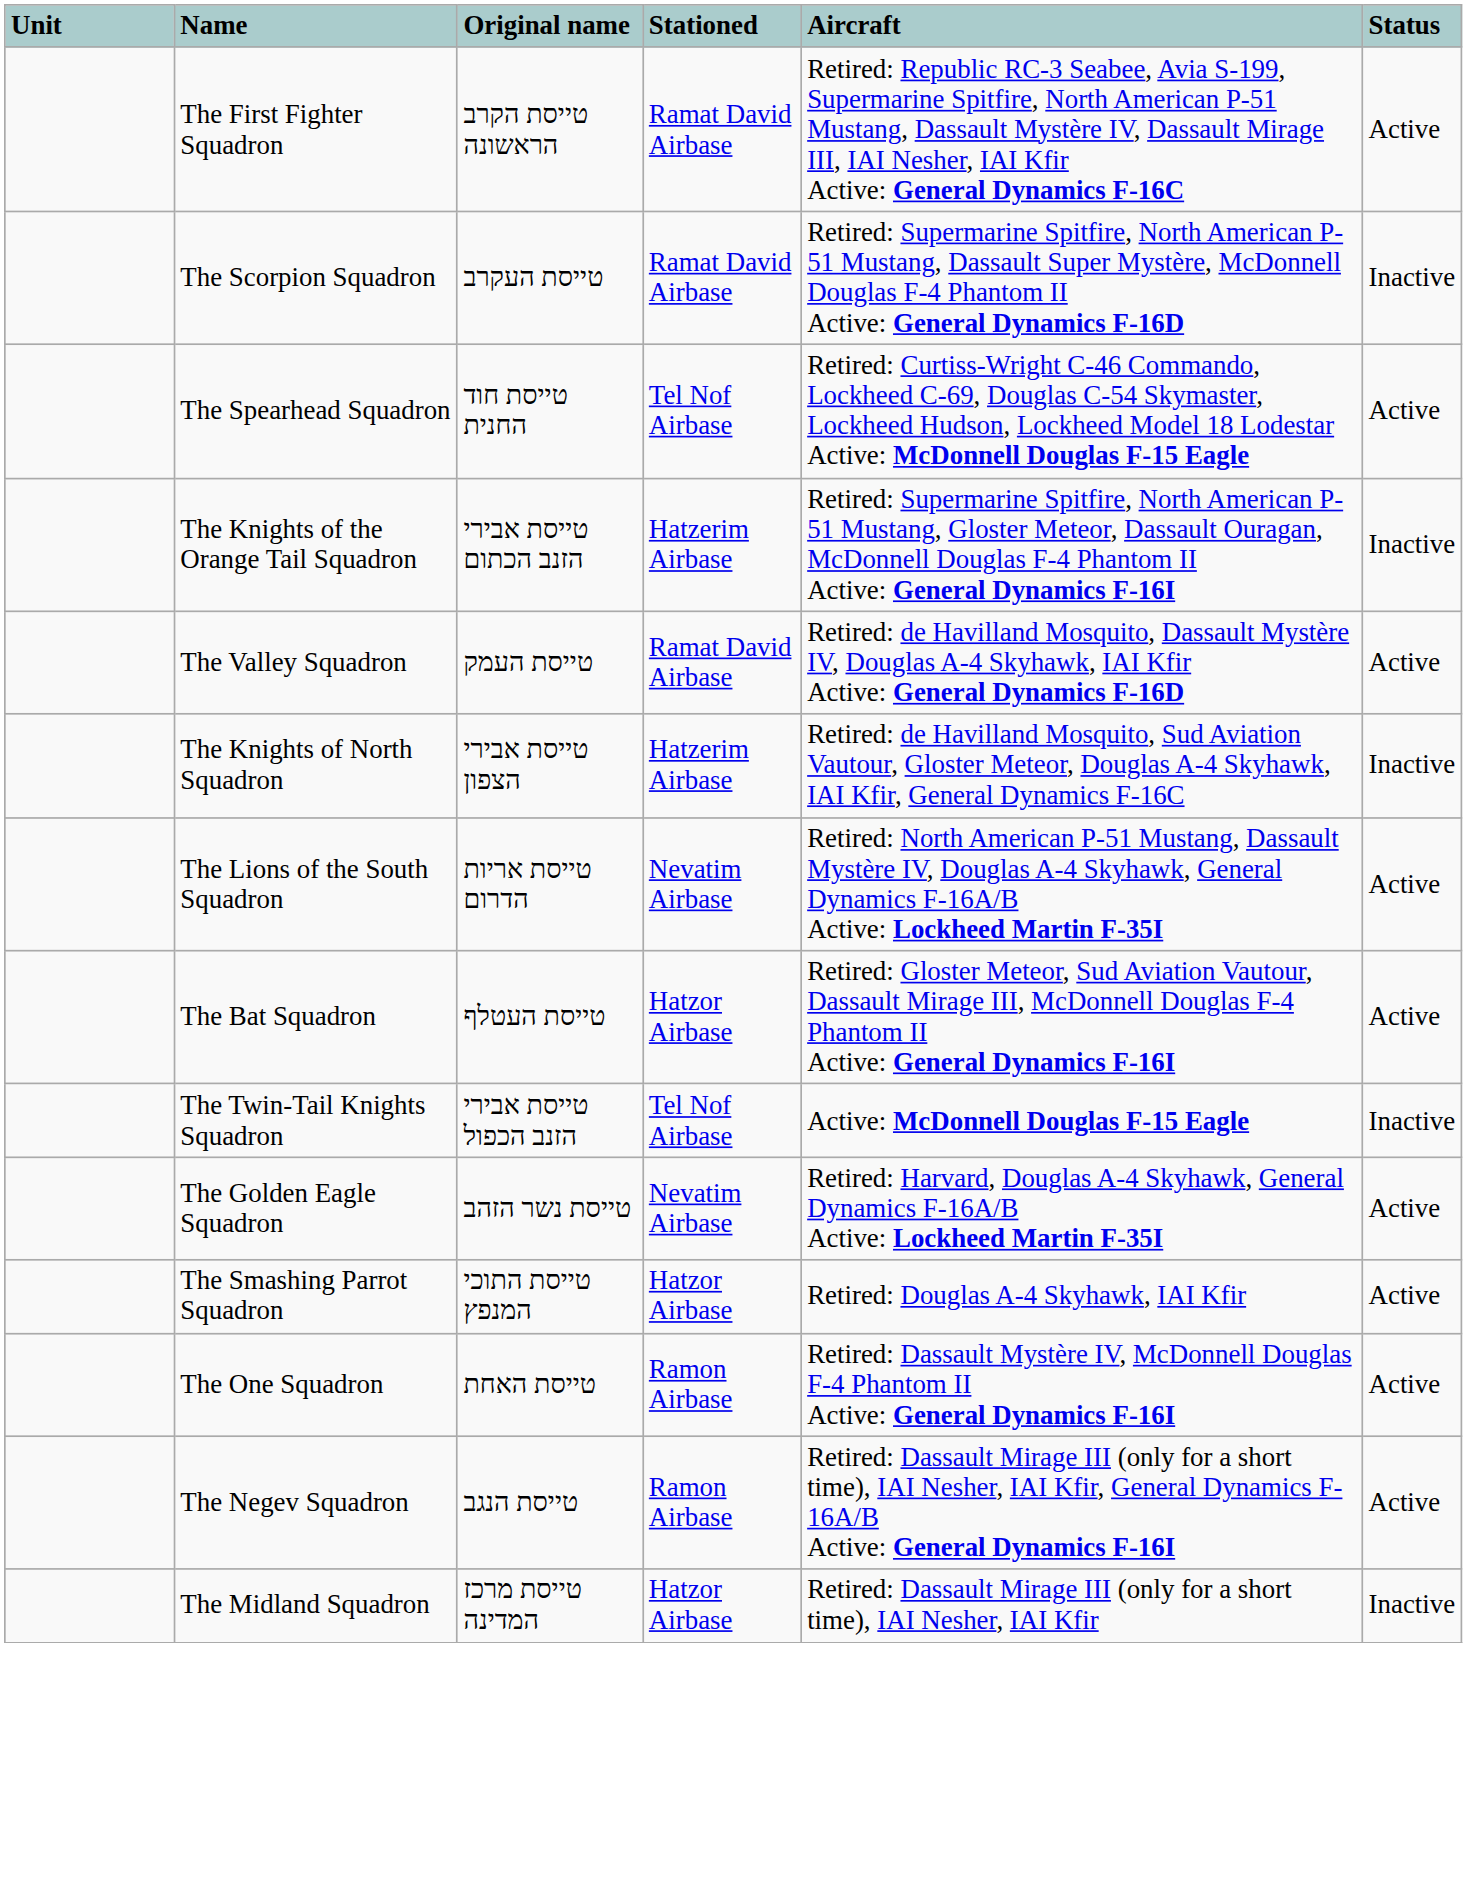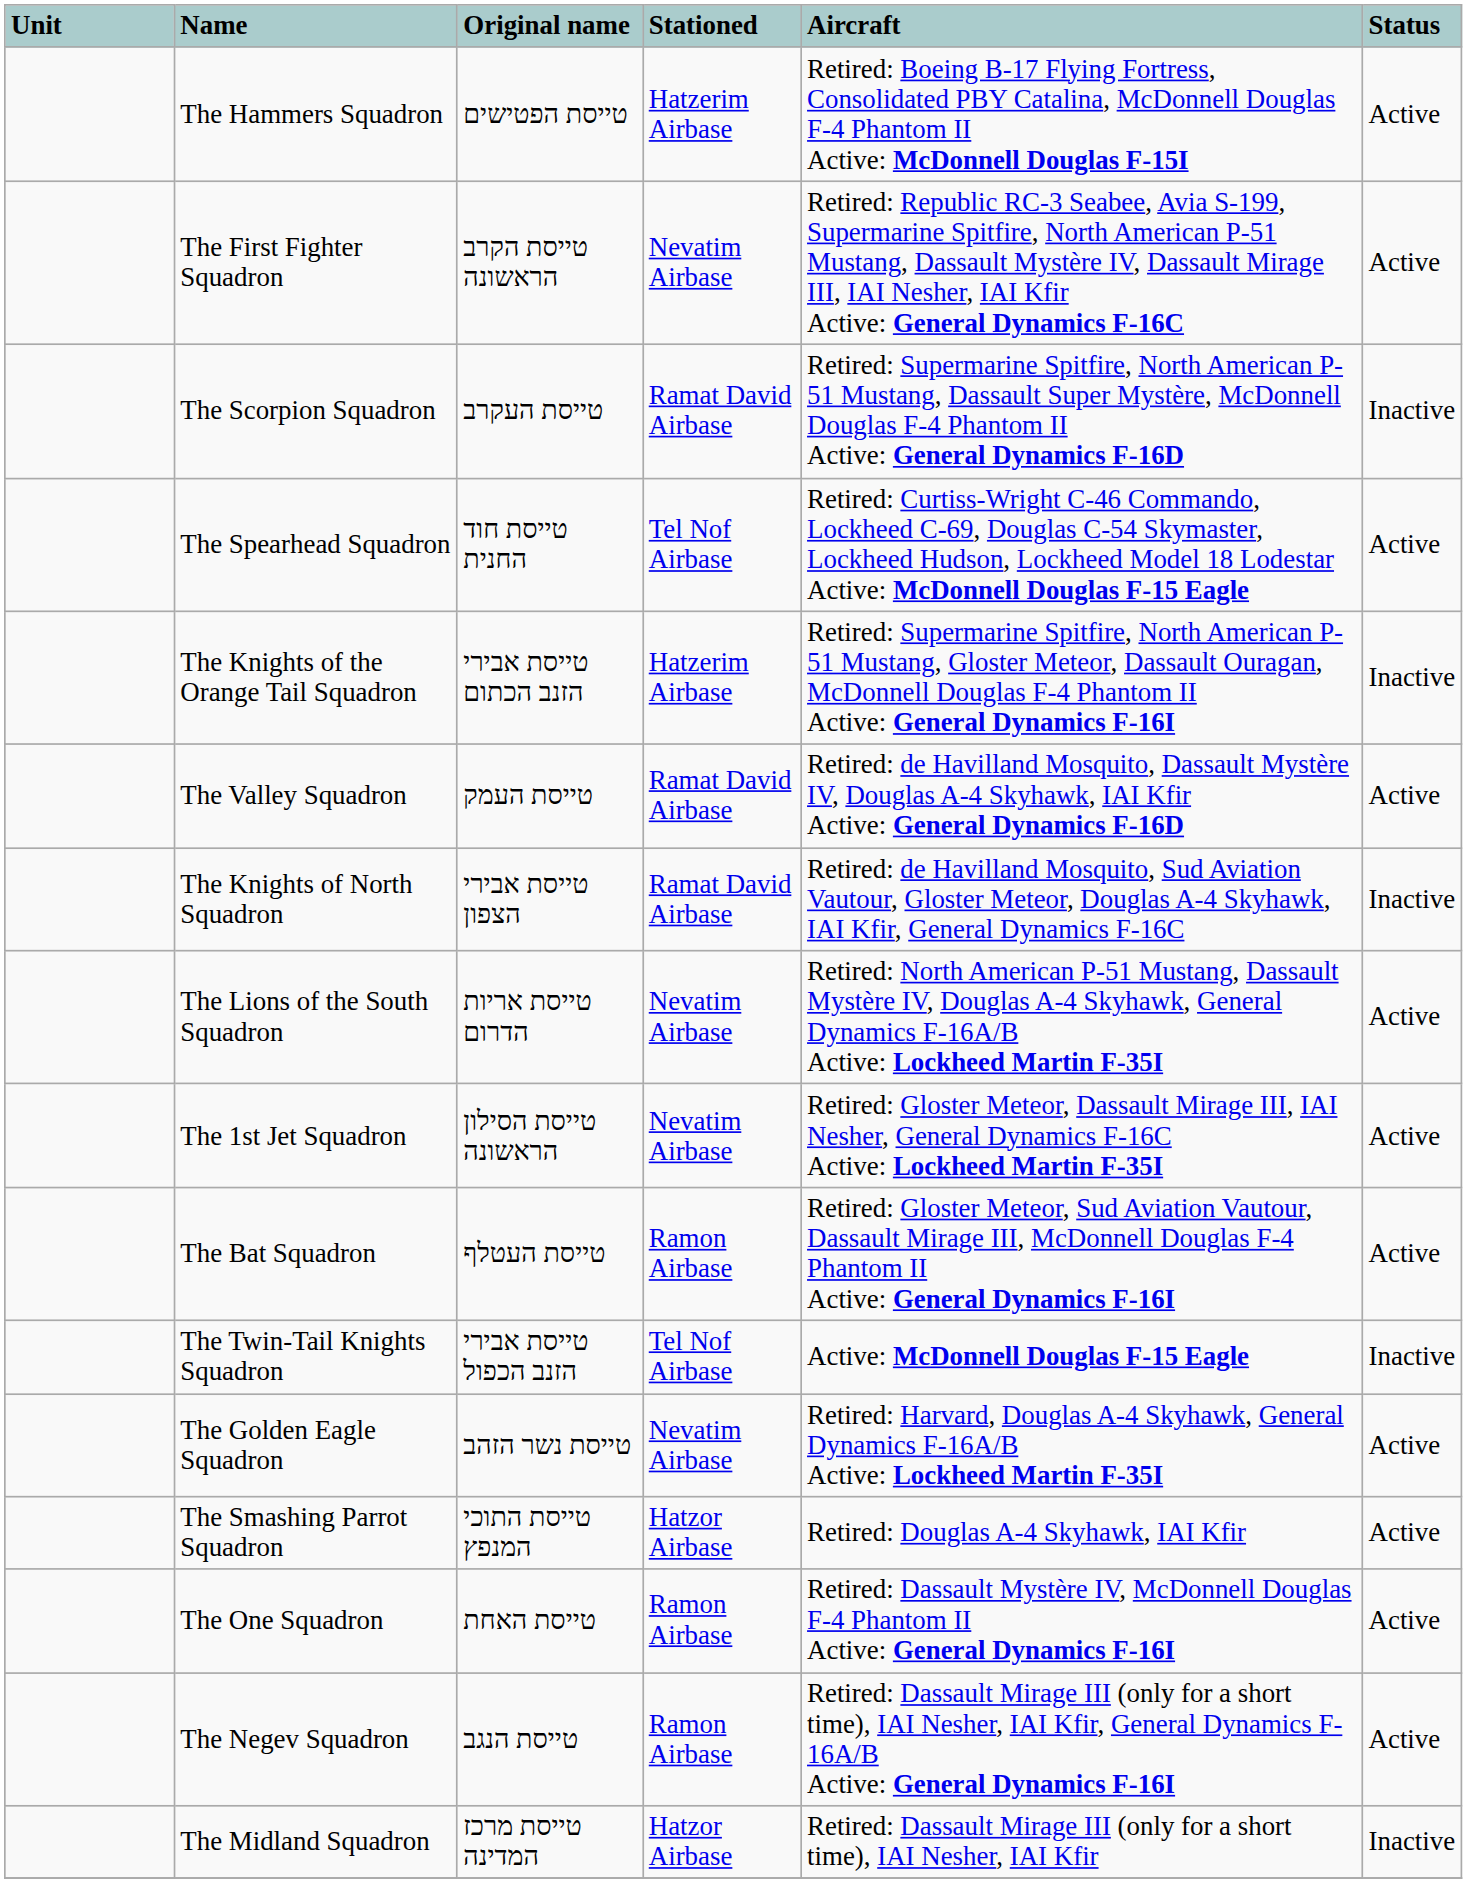+ row: (312, 113)
(720, 128) Ramat David Airbase -> (695, 262) Nevatim Airbase
(699, 765) Hatzerim Airbase -> (720, 898) Ramat David Airbase
+ row: (293, 1135)
(691, 1017) Hatzor Airbase -> (691, 1253) Ramon Airbase
